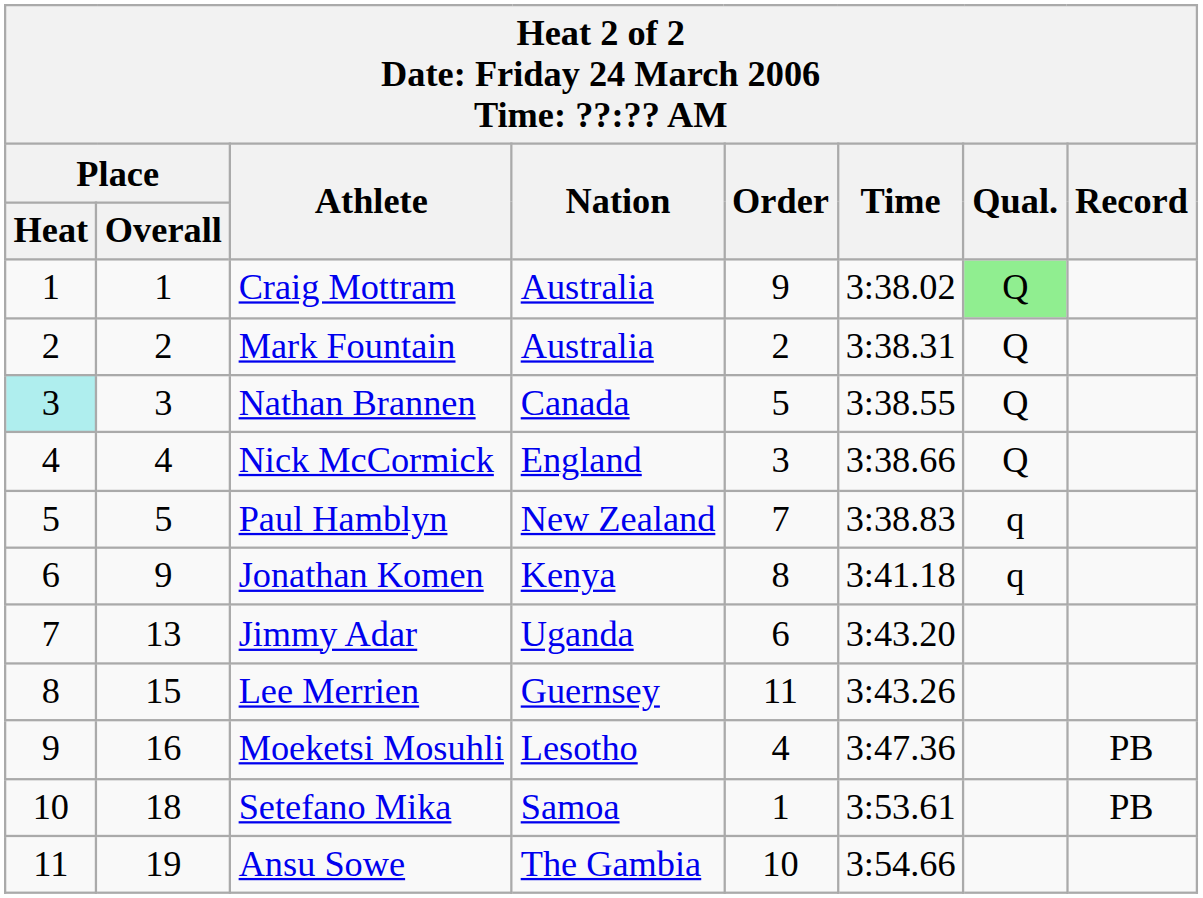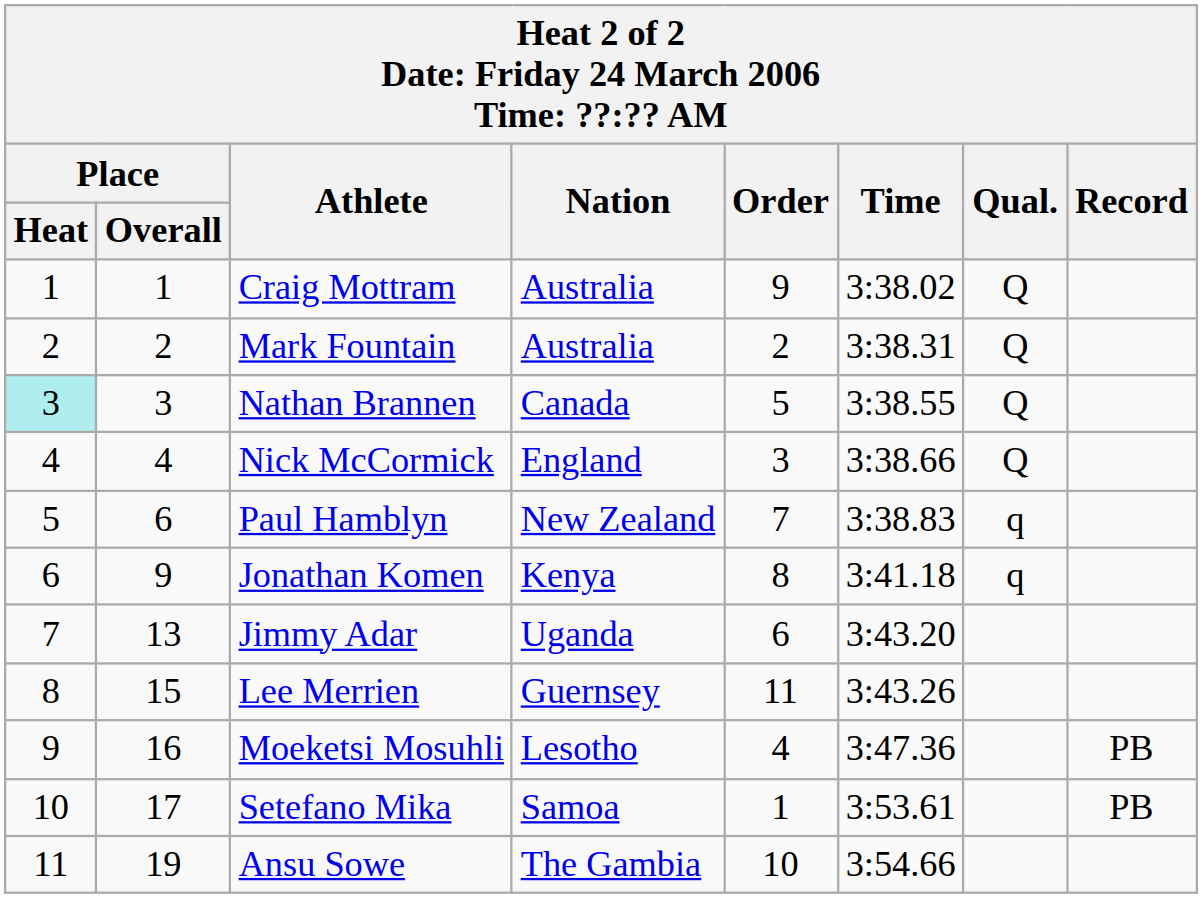(1015, 287) lightgreen background -> (1015, 287) no background
(163, 518) 5 -> (163, 518) 6
(163, 806) 18 -> (163, 806) 17
